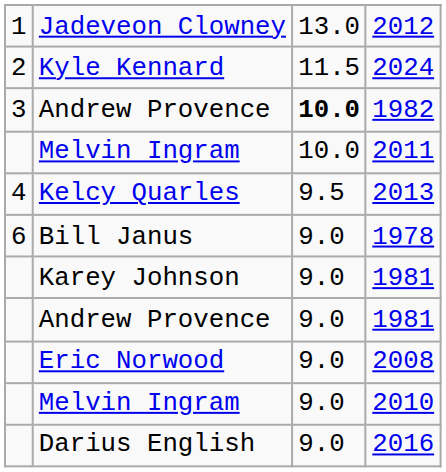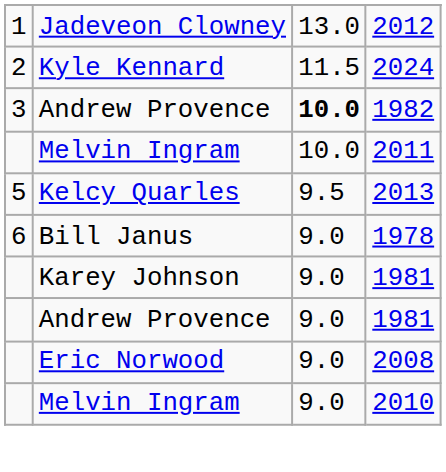(19, 194) 4 -> (19, 194) 5
- row: (147, 445)
